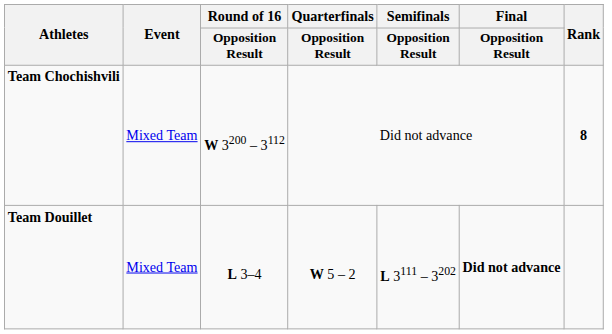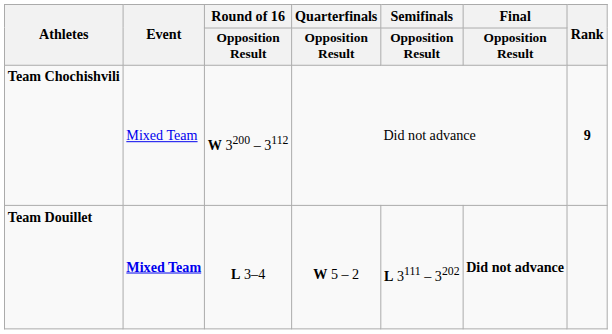(584, 135) 8 -> (587, 135) 9
(162, 267) normal -> (164, 267) bold
